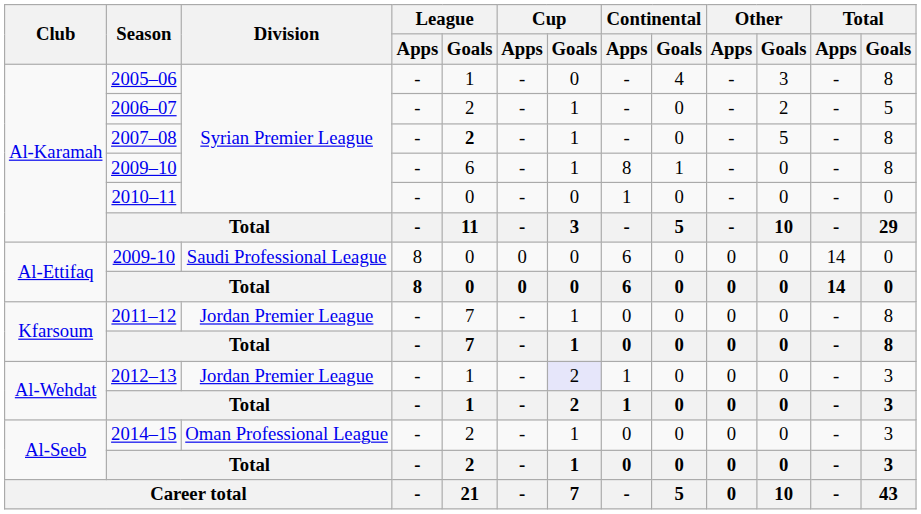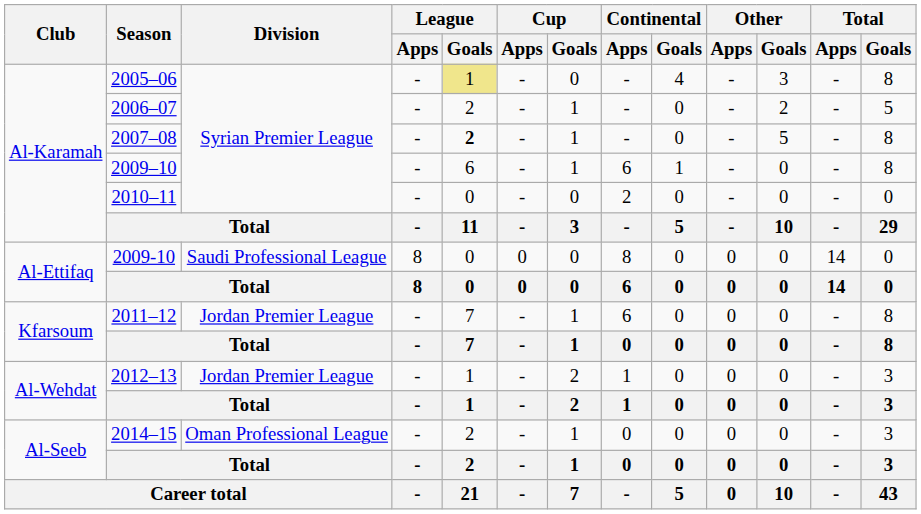(470, 78) no background -> (470, 78) khaki background
(627, 167) 8 -> (627, 167) 6
(627, 197) 1 -> (627, 197) 2
(627, 256) 6 -> (627, 256) 8
(627, 316) 0 -> (627, 316) 6
(574, 375) lavender background -> (574, 375) no background
